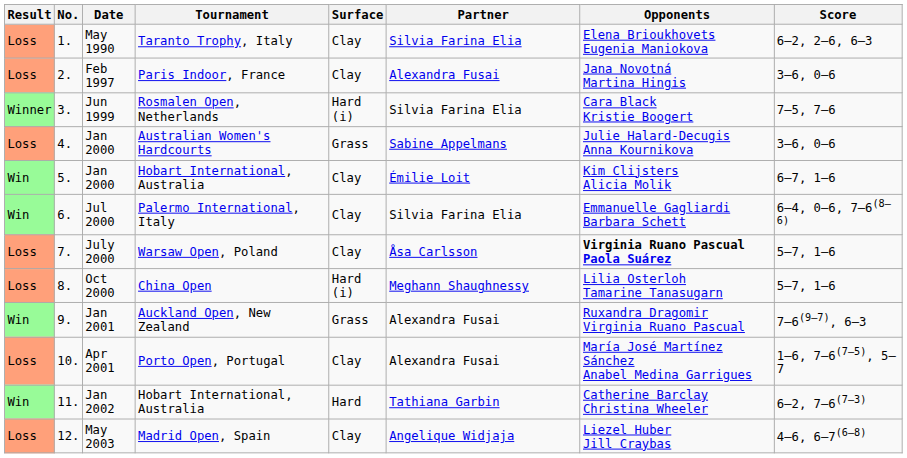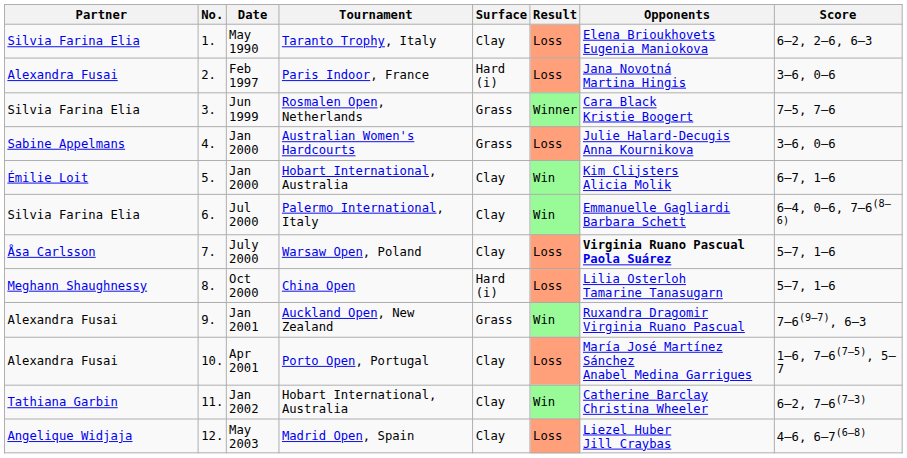columns swapped: (29, 14) <-> (483, 14)
(347, 75) Clay -> (490, 75) Hard (i)
(347, 109) Hard (i) -> (494, 109) Grass
(347, 402) Hard -> (490, 402) Clay
